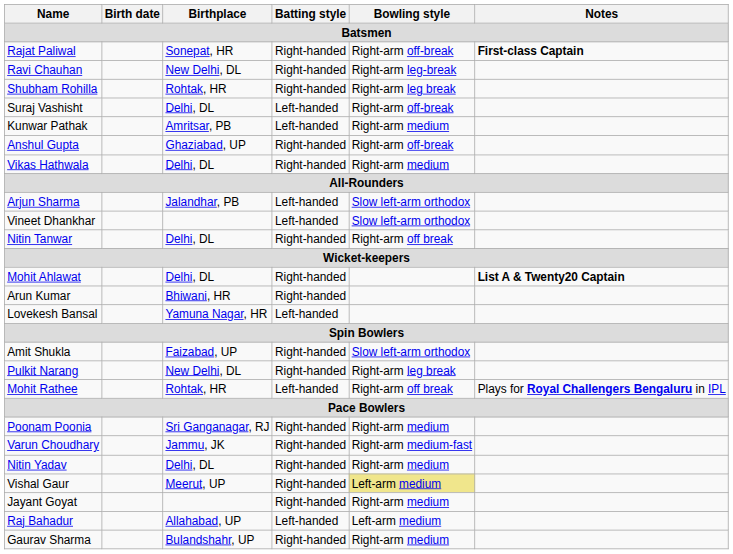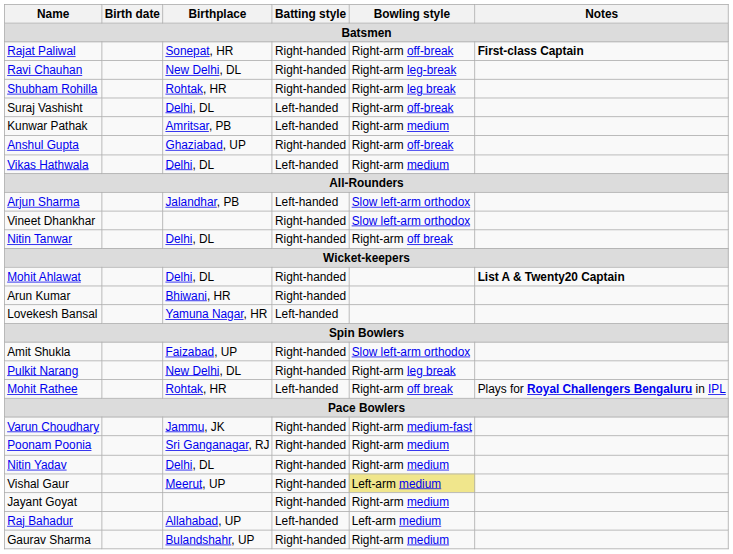(311, 164) Right-handed -> (307, 164) Left-handed
(307, 220) Left-handed -> (311, 220) Right-handed
rows swapped: (49, 427) <-> (53, 446)
